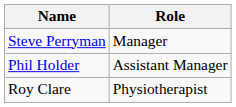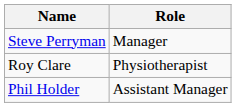rows swapped: (44, 65) <-> (39, 89)
